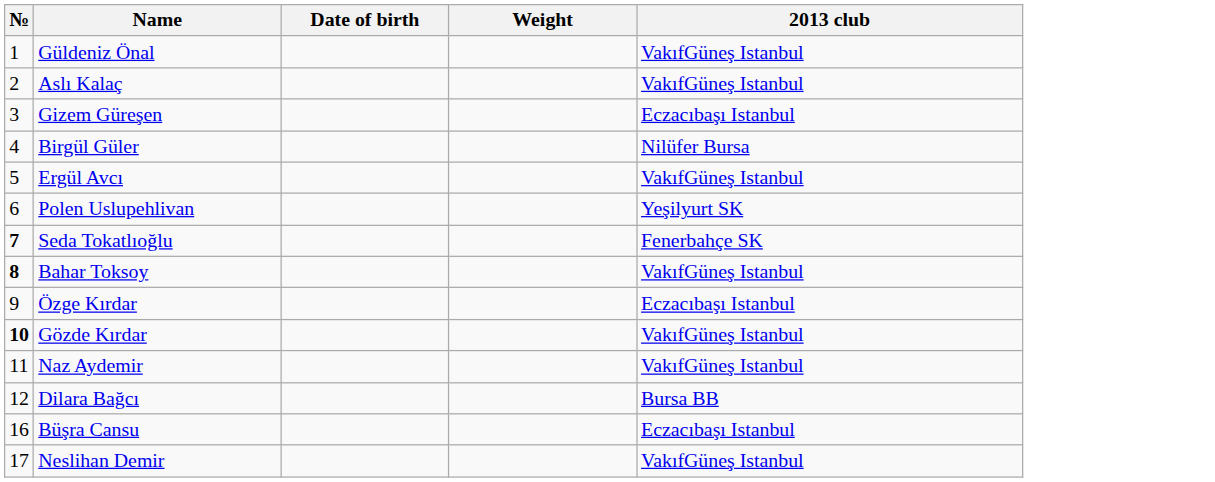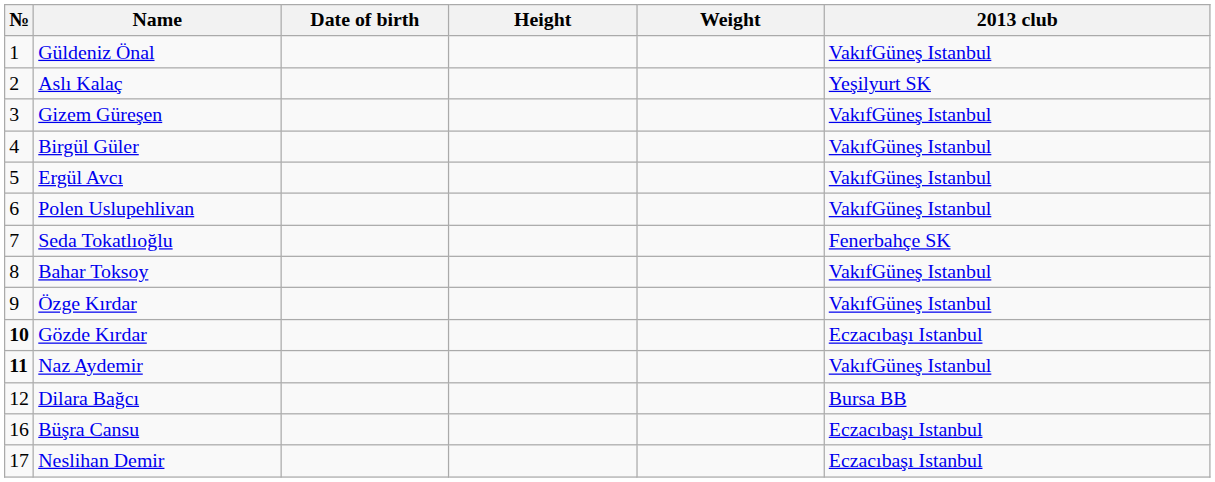+ column: (543, 20)
(722, 83) VakıfGüneş Istanbul -> (880, 83) Yeşilyurt SK
(718, 114) Eczacıbaşı Istanbul -> (910, 114) VakıfGüneş Istanbul
(695, 146) Nilüfer Bursa -> (910, 146) VakıfGüneş Istanbul
(692, 209) Yeşilyurt SK -> (910, 209) VakıfGüneş Istanbul
(14, 240) bold -> (14, 240) normal
(14, 271) bold -> (14, 271) normal
(718, 303) Eczacıbaşı Istanbul -> (910, 303) VakıfGüneş Istanbul
(722, 334) VakıfGüneş Istanbul -> (906, 334) Eczacıbaşı Istanbul
(19, 366) normal -> (19, 366) bold
(722, 460) VakıfGüneş Istanbul -> (906, 460) Eczacıbaşı Istanbul
